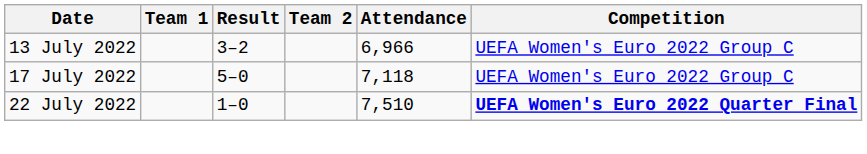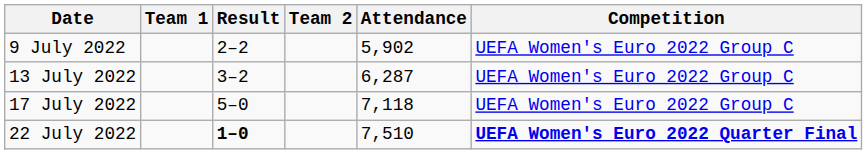+ row: (67, 48)
(387, 48) 6,966 -> (387, 77) 6,287
(233, 106) normal -> (233, 134) bold
